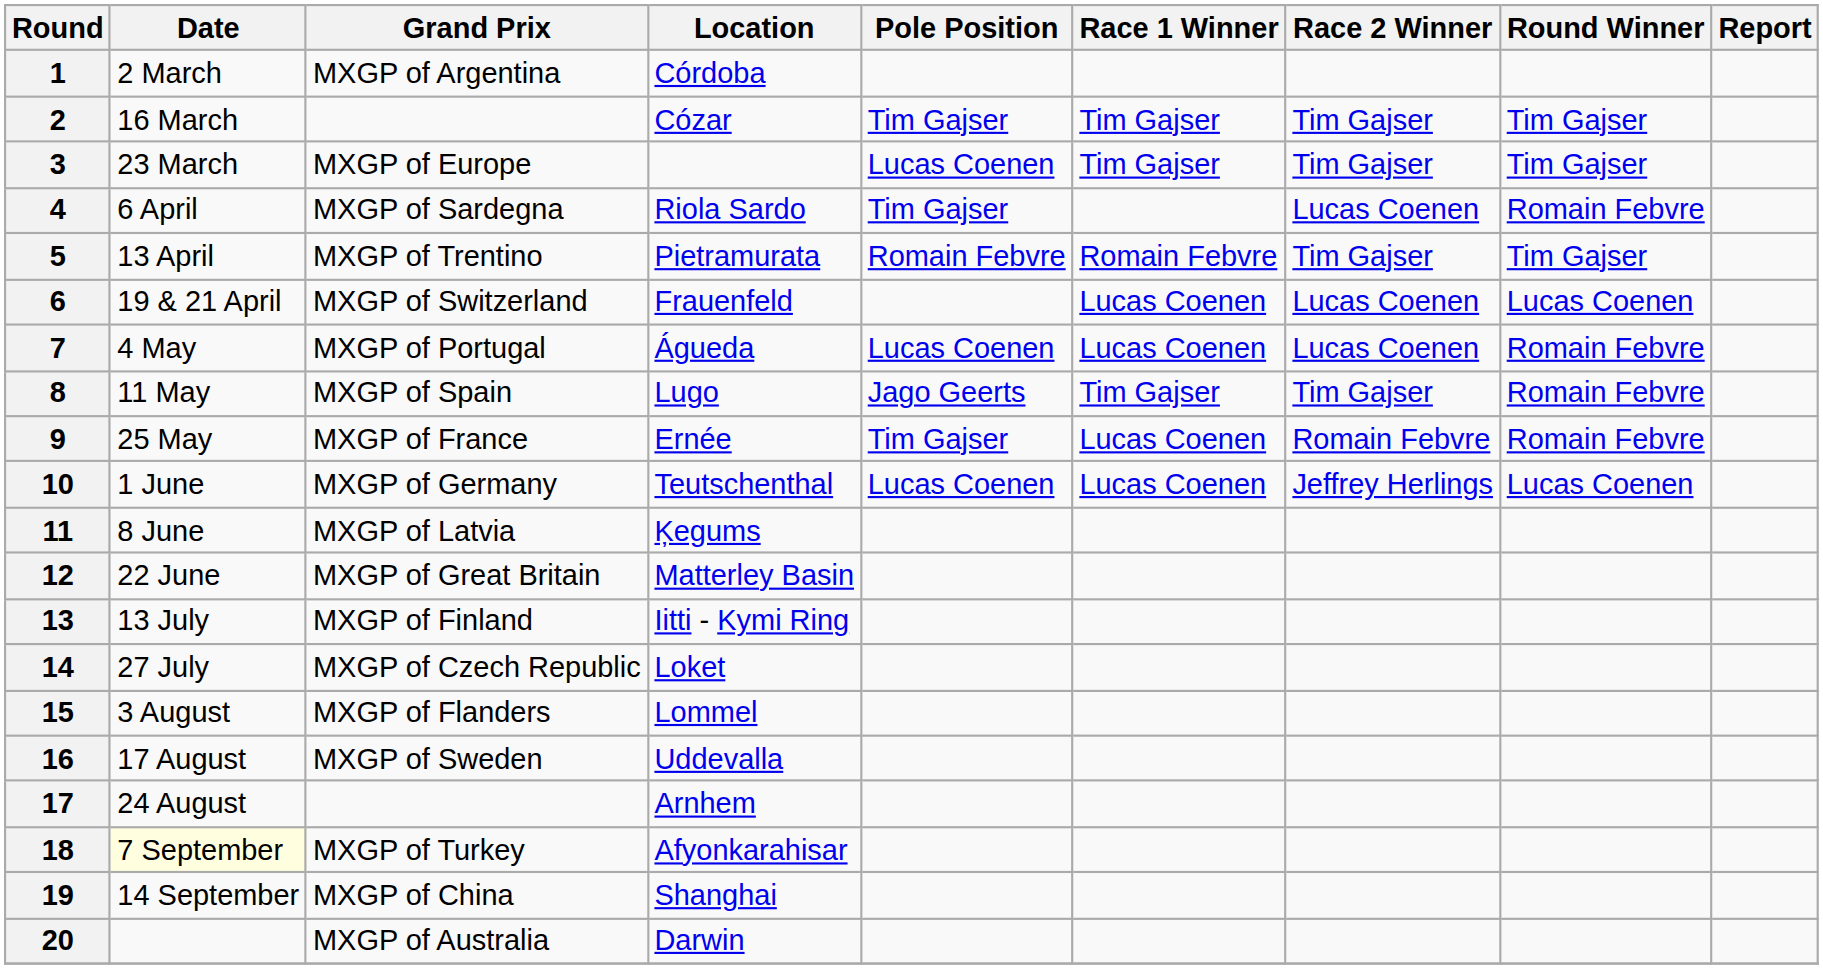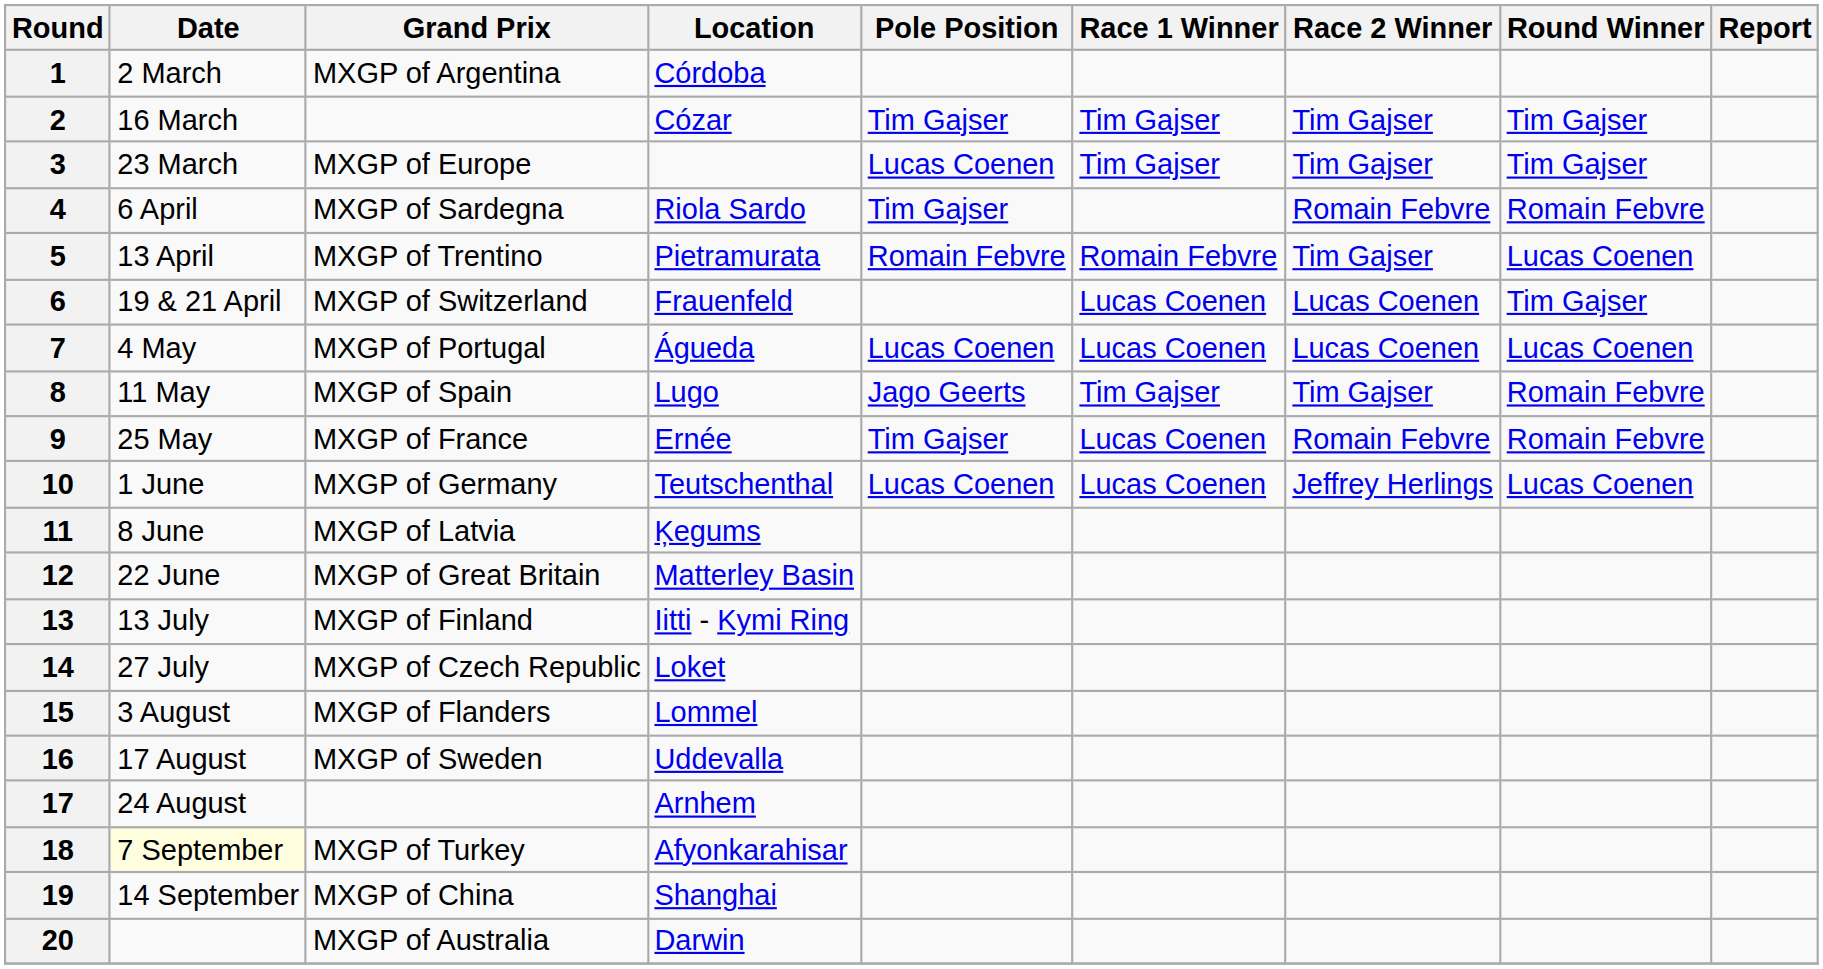(1386, 210) Lucas Coenen -> (1391, 210) Romain Febvre
(1577, 256) Tim Gajser -> (1600, 256) Lucas Coenen
(1600, 301) Lucas Coenen -> (1577, 301) Tim Gajser
(1606, 347) Romain Febvre -> (1600, 347) Lucas Coenen
